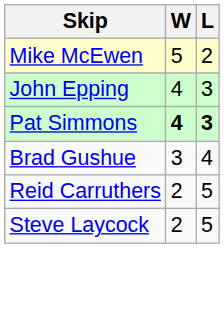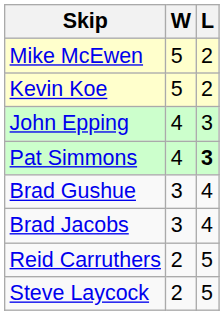+ row: (58, 89)
(177, 123) bold -> (177, 157) normal
+ row: (69, 225)
